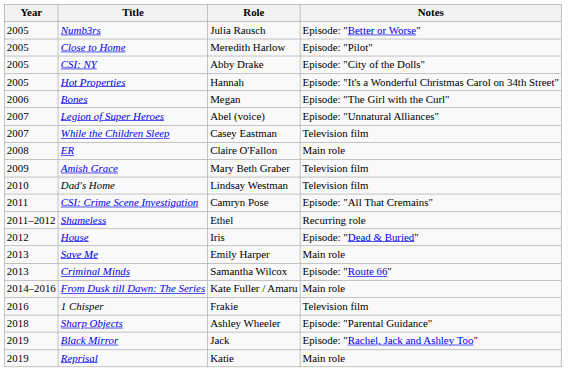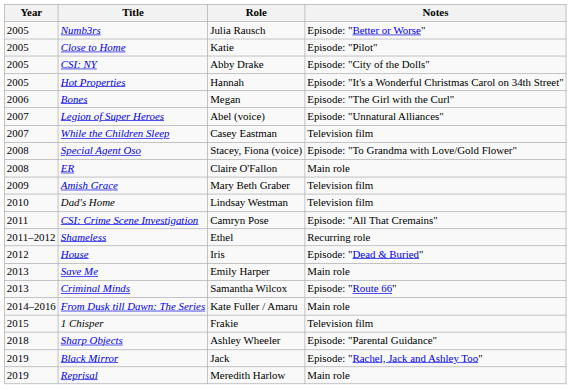(248, 47) Meredith Harlow -> (222, 47) Katie
+ row: (101, 151)
(18, 306) 2016 -> (18, 323) 2015
(222, 358) Katie -> (248, 375) Meredith Harlow
